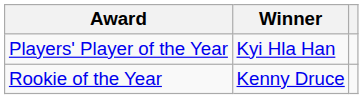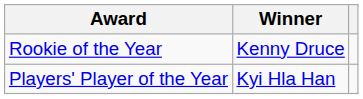rows swapped: (118, 49) <-> (85, 78)
